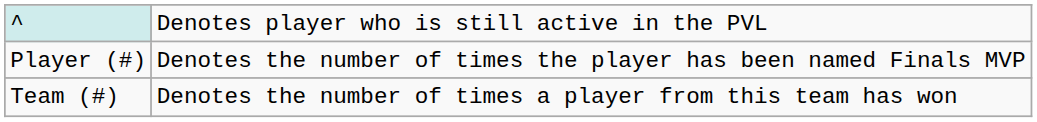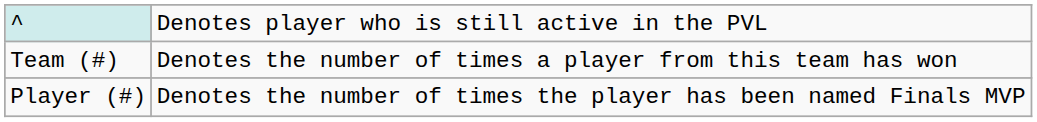rows swapped: (78, 60) <-> (65, 97)
